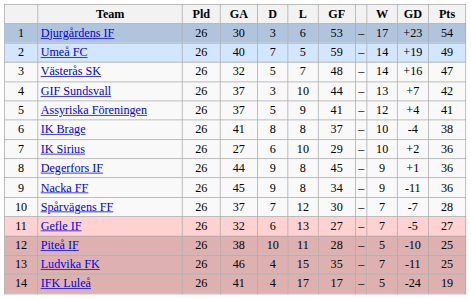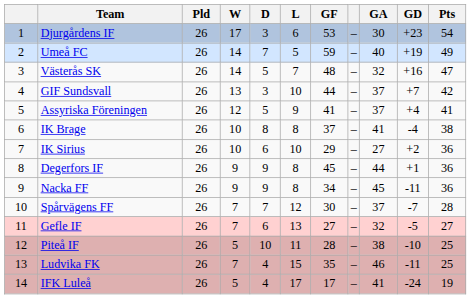columns swapped: (382, 14) <-> (239, 14)
